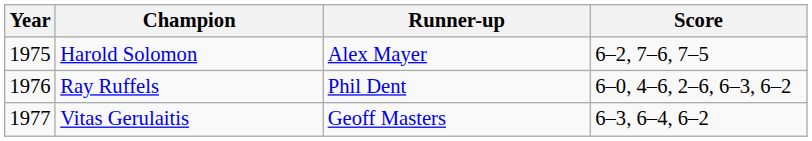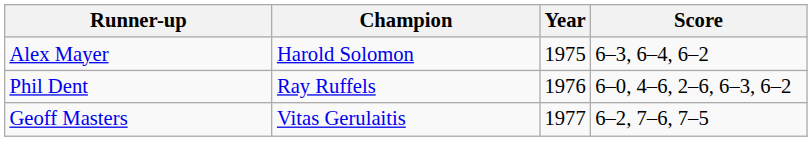columns swapped: (30, 20) <-> (457, 20)
(652, 53) 6–2, 7–6, 7–5 -> (652, 53) 6–3, 6–4, 6–2
(652, 119) 6–3, 6–4, 6–2 -> (652, 119) 6–2, 7–6, 7–5
